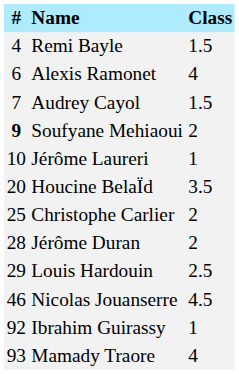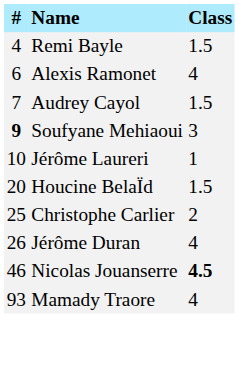(193, 130) 2 -> (193, 130) 3
(200, 186) 3.5 -> (200, 186) 1.5
(16, 243) 28 -> (16, 243) 26
(193, 243) 2 -> (193, 243) 4
- row: (92, 271)
(200, 299) normal -> (200, 271) bold
- row: (99, 327)
